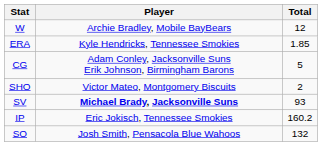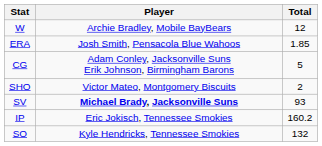(159, 43) Kyle Hendricks, Tennessee Smokies -> (159, 43) Josh Smith, Pensacola Blue Wahoos
(159, 133) Josh Smith, Pensacola Blue Wahoos -> (159, 133) Kyle Hendricks, Tennessee Smokies
